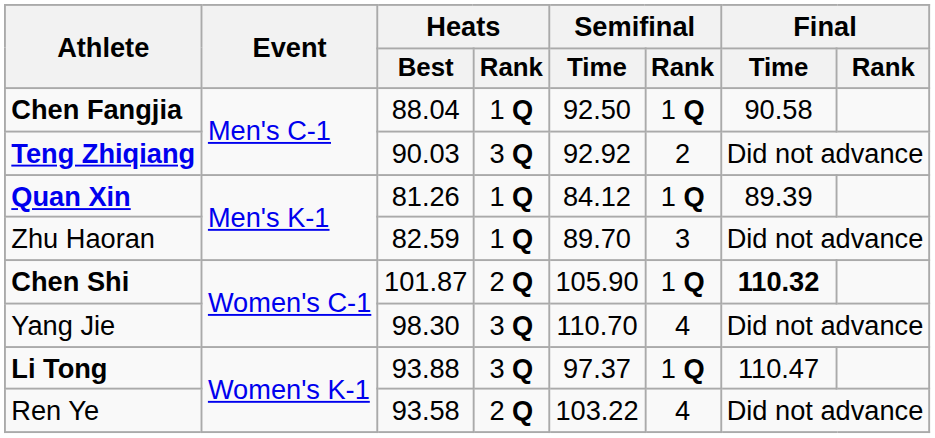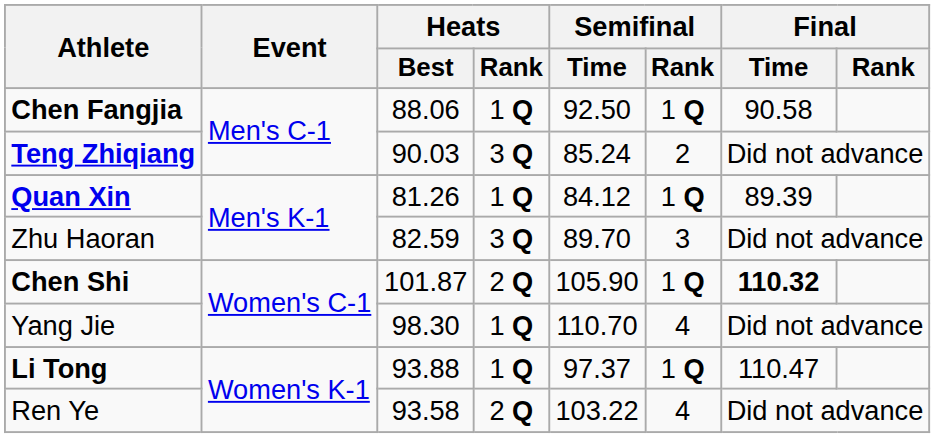(426, 110) 88.04 -> (426, 110) 88.06
(597, 153) 92.92 -> (597, 153) 85.24
(511, 239) 1 Q -> (511, 239) 3 Q
(511, 325) 3 Q -> (511, 325) 1 Q
(511, 368) 3 Q -> (511, 368) 1 Q
